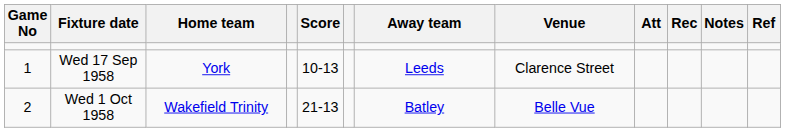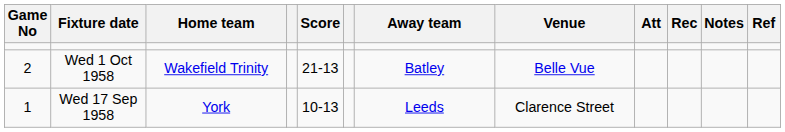rows swapped: (98, 68) <-> (98, 107)
